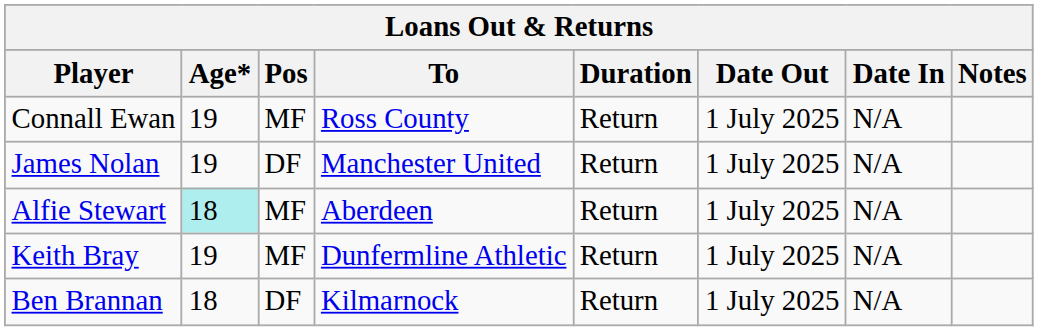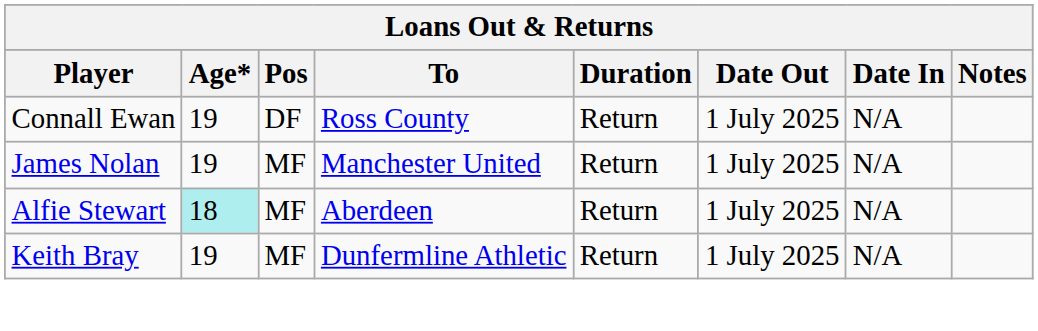(285, 118) MF -> (283, 118) DF
(283, 164) DF -> (285, 164) MF
- row: (87, 301)
